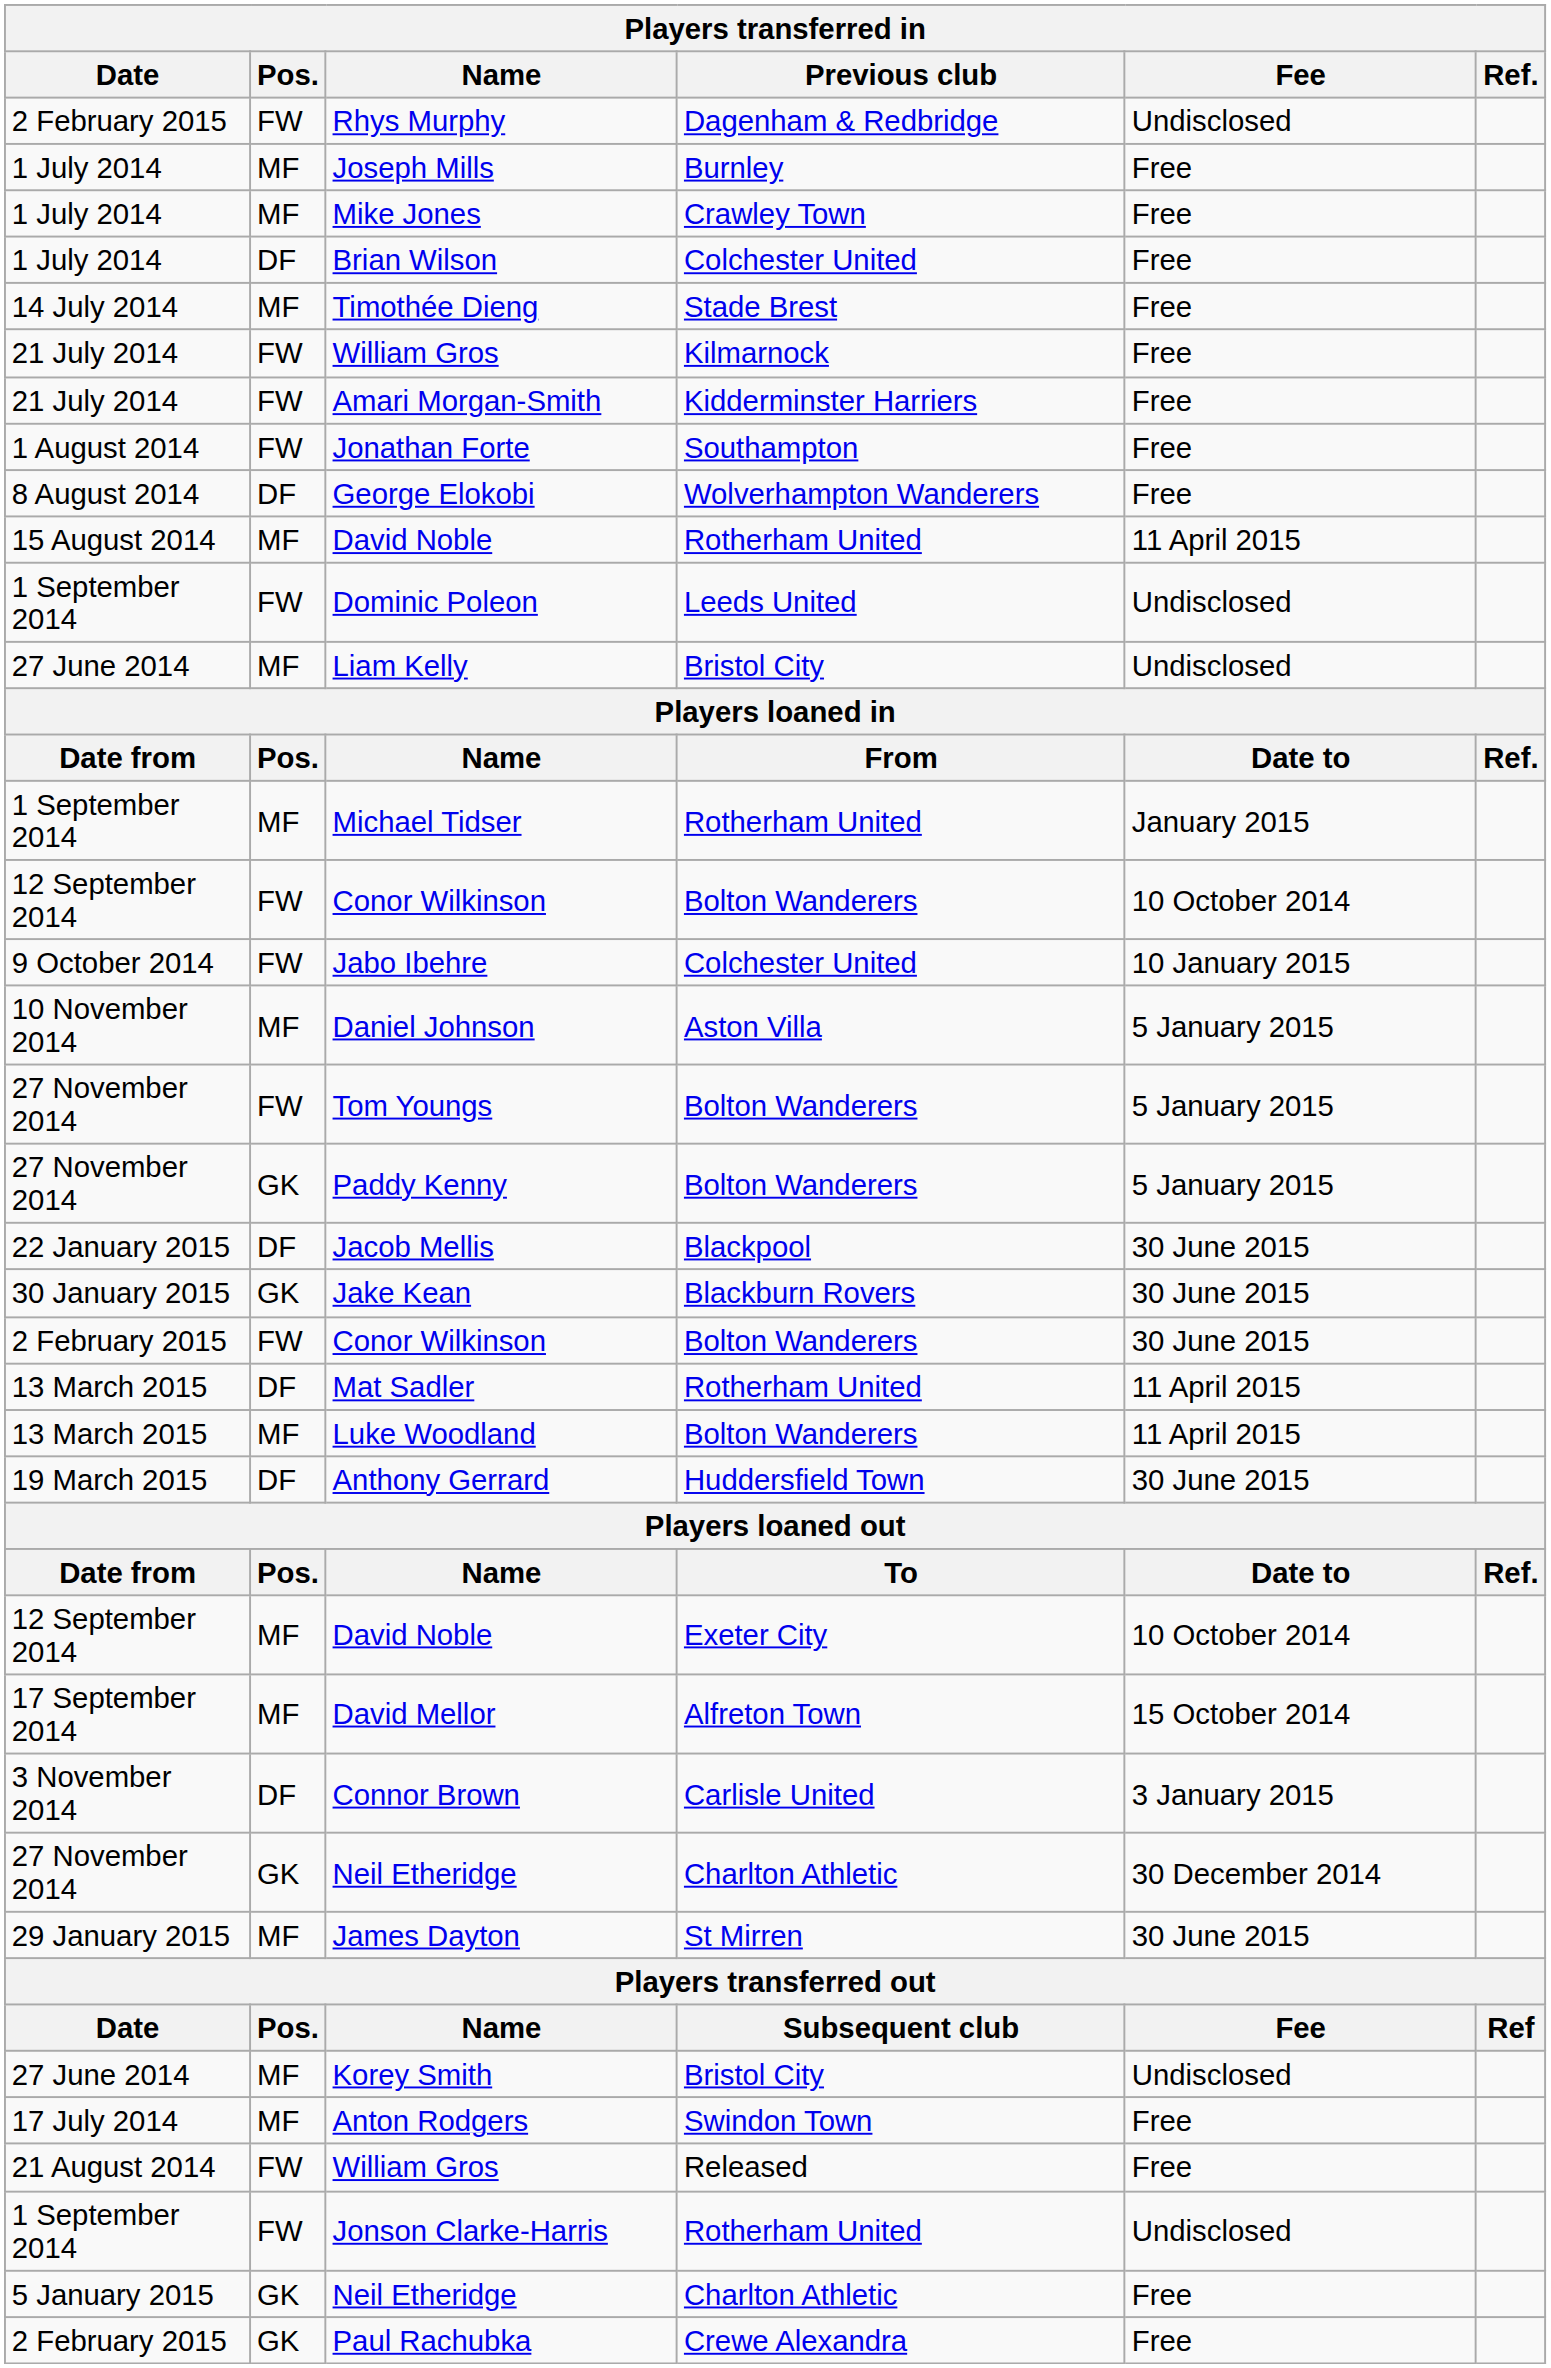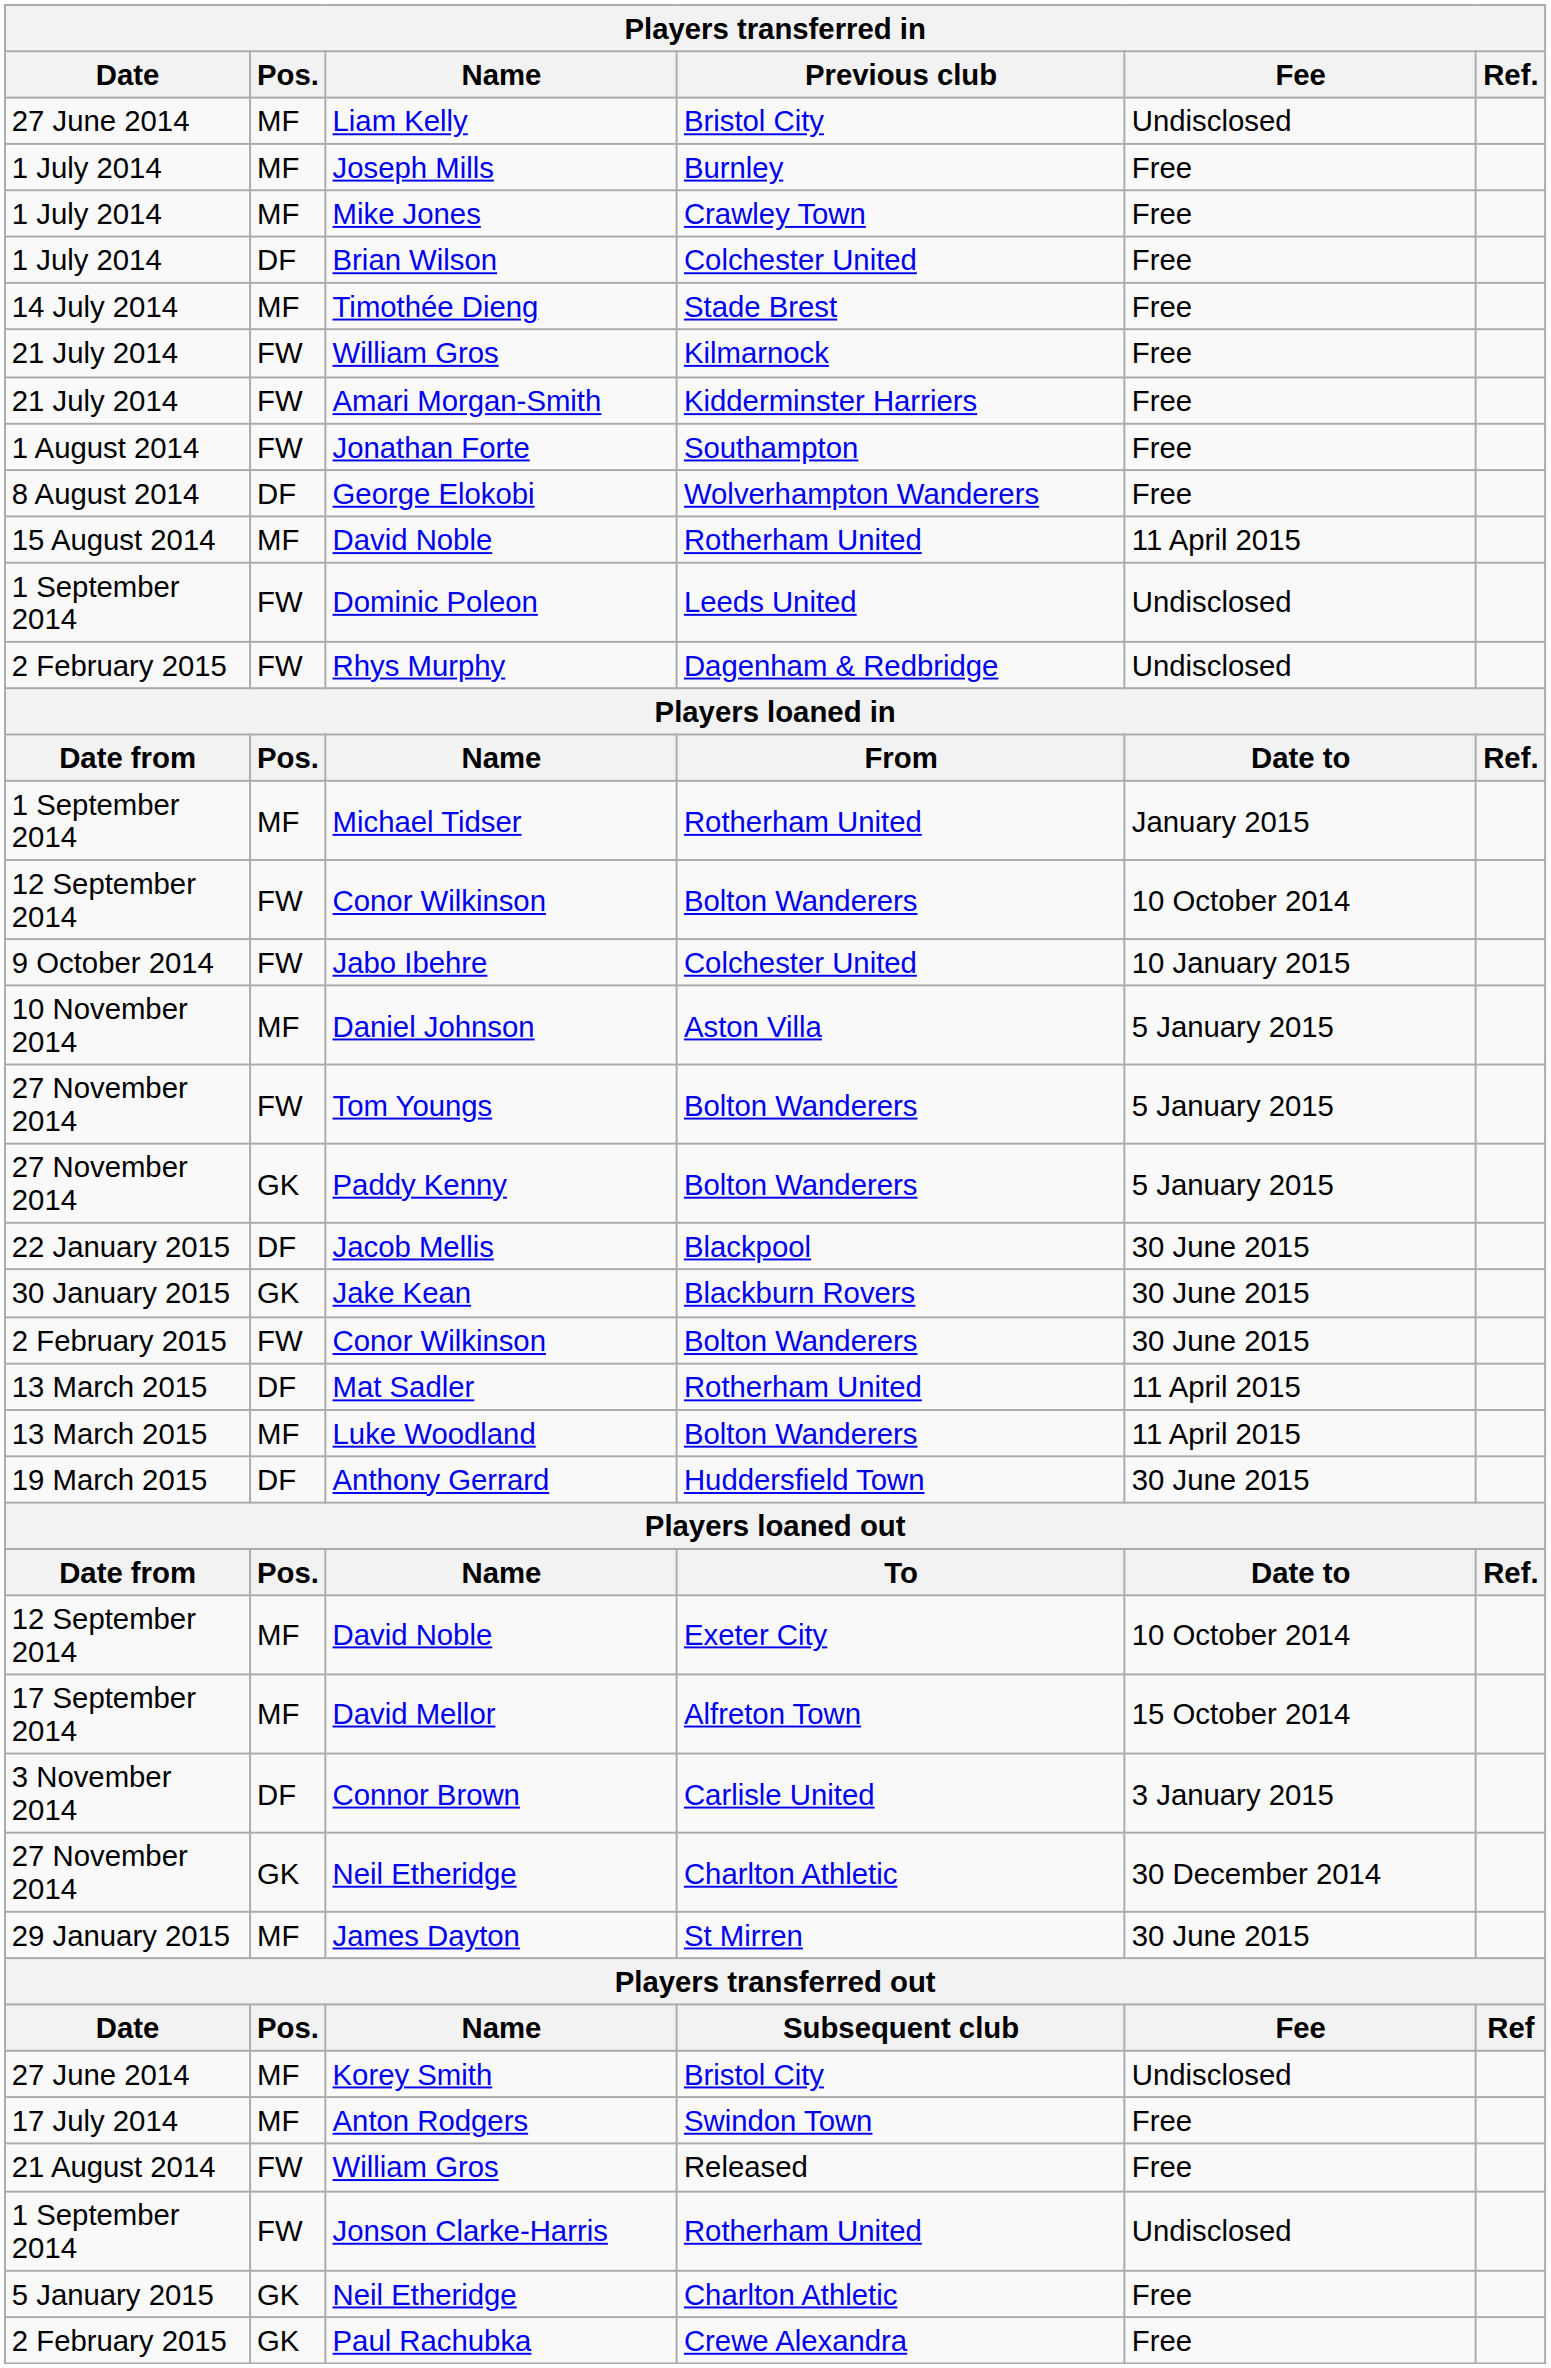rows swapped: (101, 665) <-> (119, 121)
